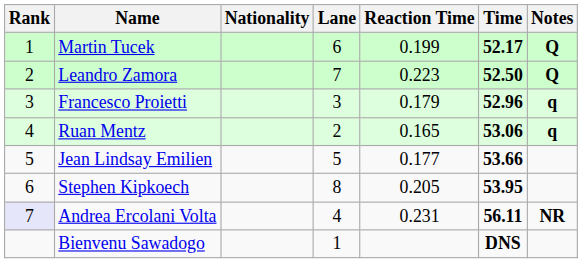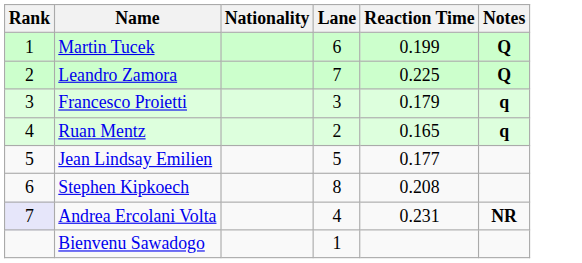- column: (503, 18)
(420, 74) 0.223 -> (420, 74) 0.225
(420, 187) 0.205 -> (420, 187) 0.208
